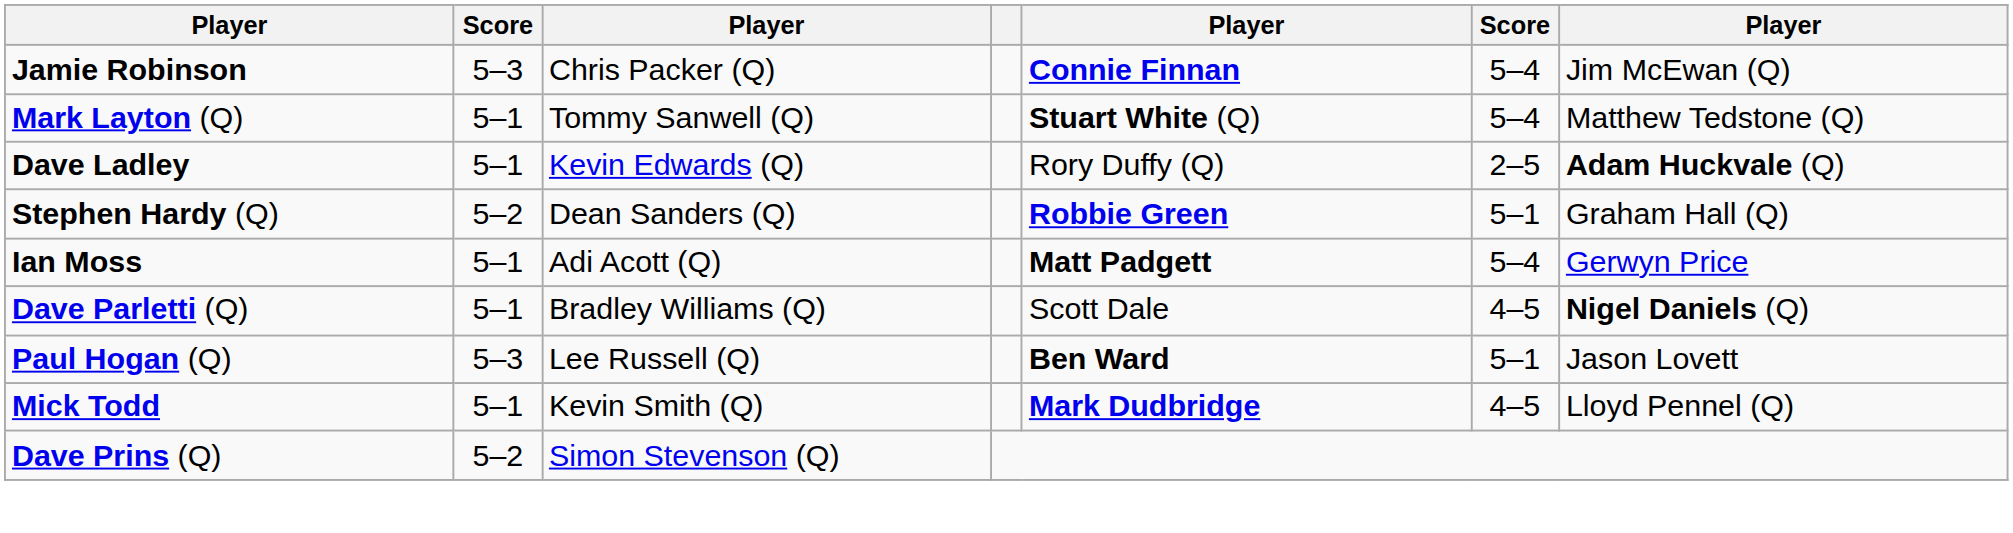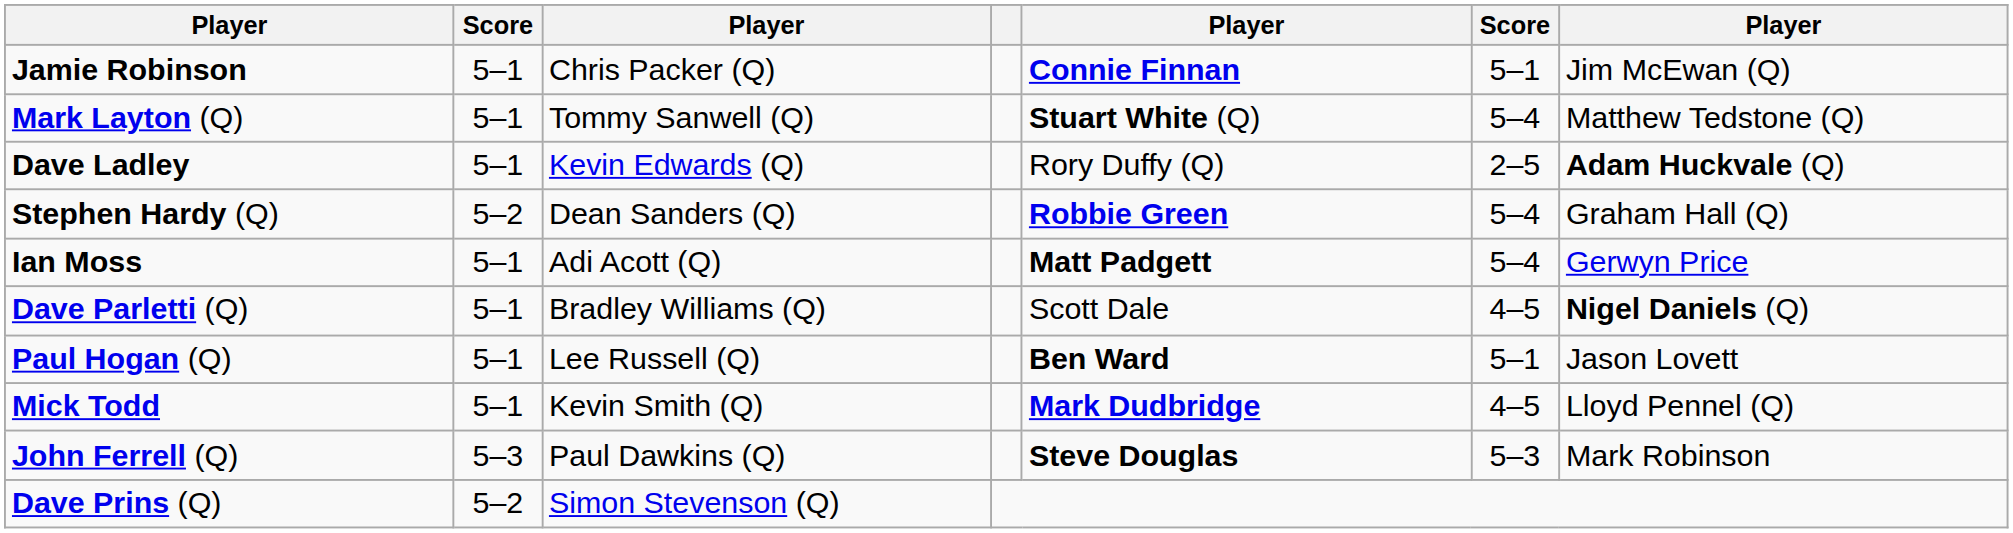(498, 69) 5–3 -> (498, 69) 5–1
(1515, 69) 5–4 -> (1515, 69) 5–1
(1515, 213) 5–1 -> (1515, 213) 5–4
(498, 358) 5–3 -> (498, 358) 5–1
+ row: (125, 454)
